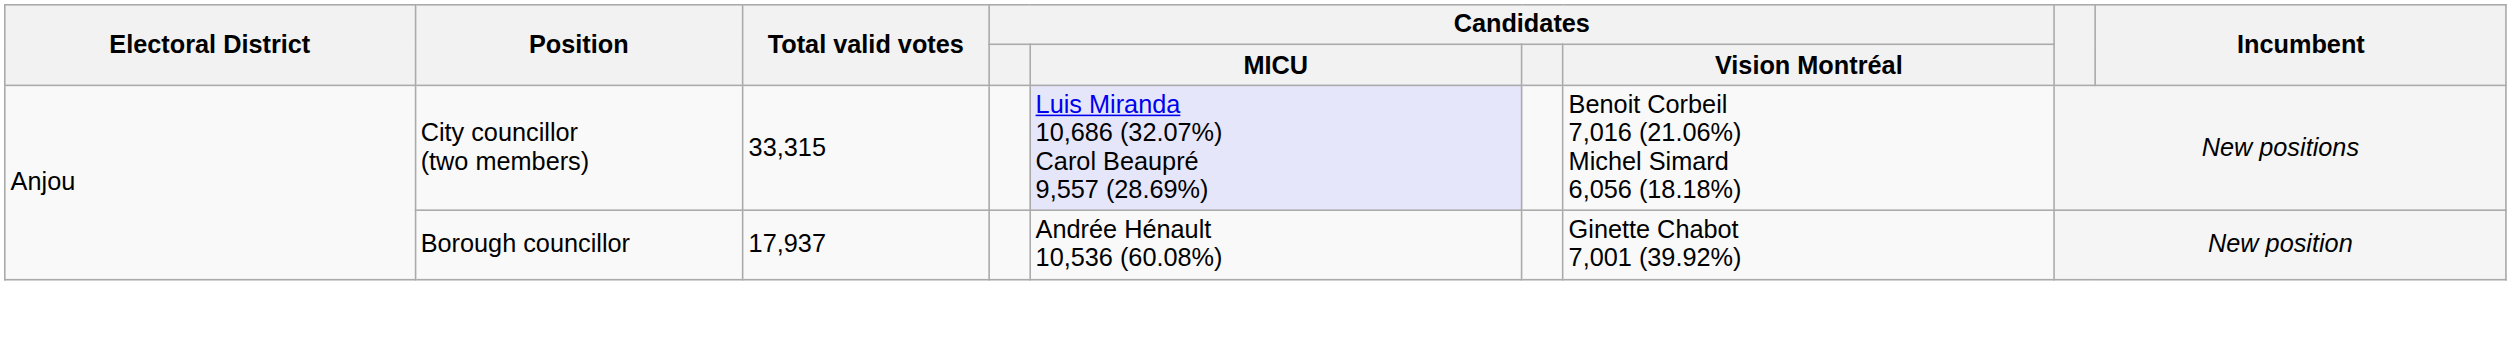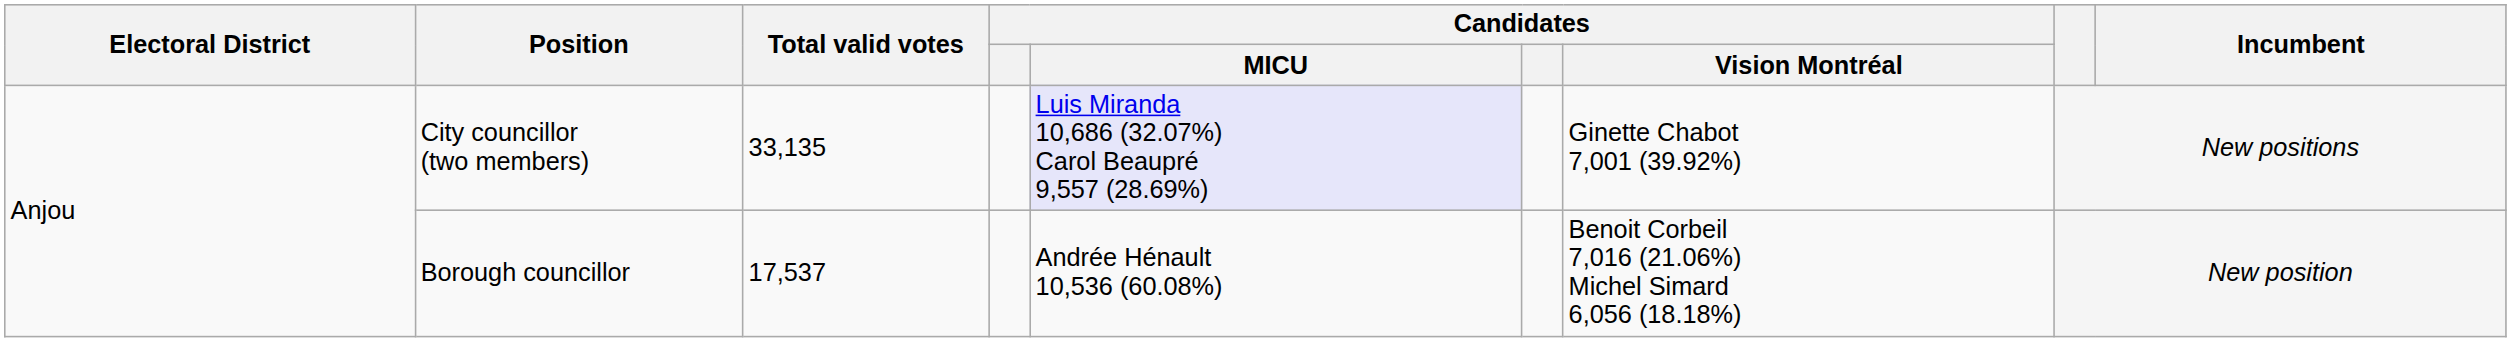(787, 147) 33,315 -> (787, 147) 33,135
(1655, 147) Benoit Corbeil 7,016 (21.06%) Michel Simard 6,056 (18.18%) -> (1655, 147) Ginette Chabot 7,001 (39.92%)
(787, 244) 17,937 -> (787, 272) 17,537
(1655, 244) Ginette Chabot 7,001 (39.92%) -> (1655, 272) Benoit Corbeil 7,016 (21.06%) Michel Simard 6,056 (18.18%)
